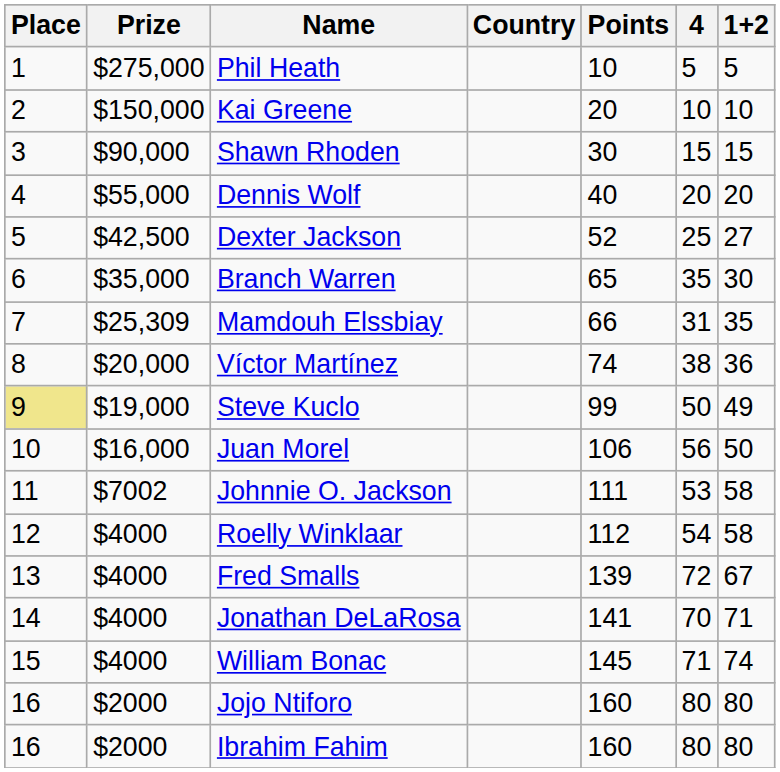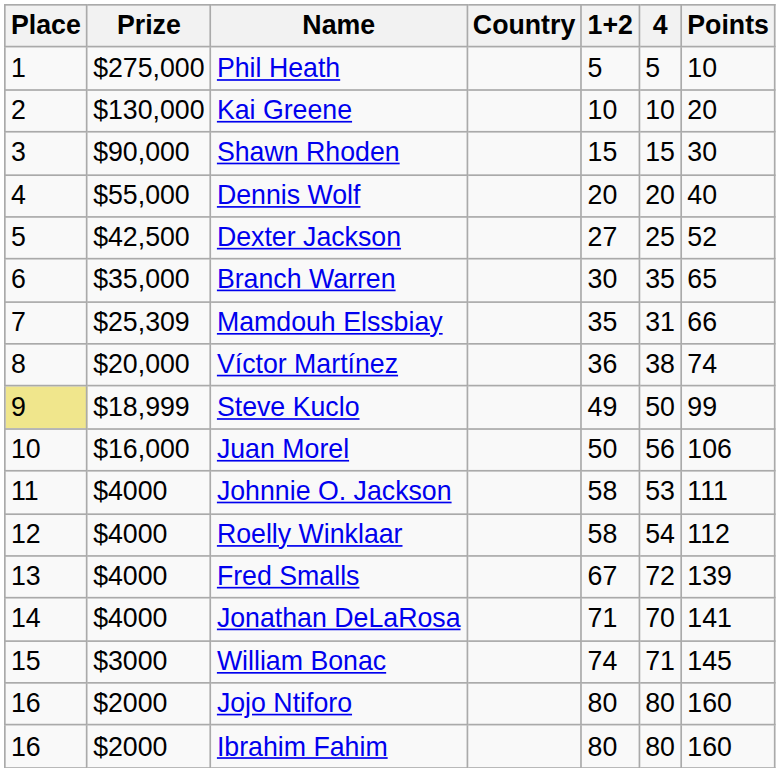columns swapped: (746, 25) <-> (628, 25)
(149, 110) $150,000 -> (149, 110) $130,000
(141, 407) $19,000 -> (141, 407) $18,999
(130, 491) $7002 -> (130, 491) $4000
(130, 661) $4000 -> (130, 661) $3000
